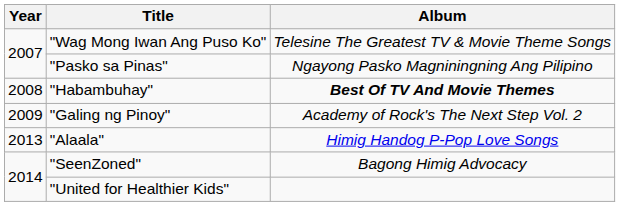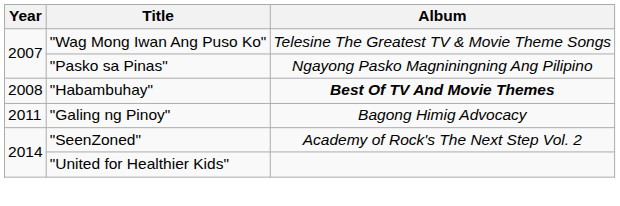(25, 115) 2009 -> (25, 115) 2011
(442, 115) Academy of Rock's The Next Step Vol. 2 -> (442, 115) Bagong Himig Advocacy
- row: (77, 139)
(442, 164) Bagong Himig Advocacy -> (442, 139) Academy of Rock's The Next Step Vol. 2
